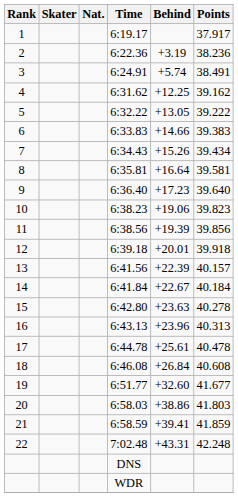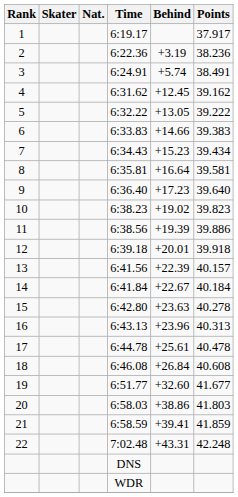(172, 92) +12.25 -> (172, 92) +12.45
(172, 151) +15.26 -> (172, 151) +15.23
(172, 209) +19.06 -> (172, 209) +19.02
(213, 229) 39.856 -> (213, 229) 39.886
